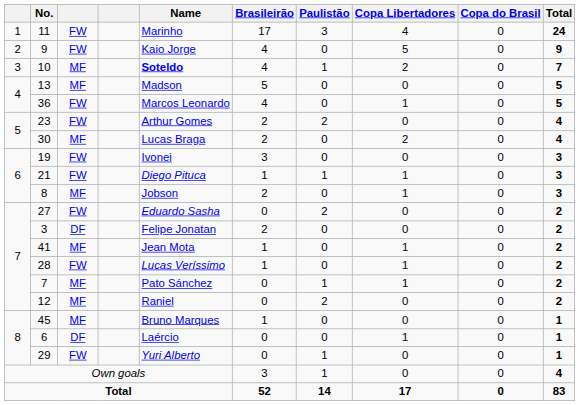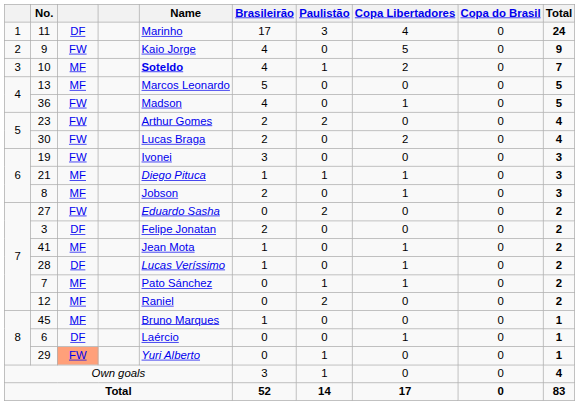(78, 31) FW -> (78, 31) DF
(162, 85) Madson -> (186, 85) Marcos Leonardo
(186, 103) Marcos Leonardo -> (162, 103) Madson
(78, 139) MF -> (78, 139) FW
(78, 175) FW -> (78, 175) MF
(78, 265) FW -> (78, 265) DF
(78, 355) no background -> (78, 355) lightsalmon background
